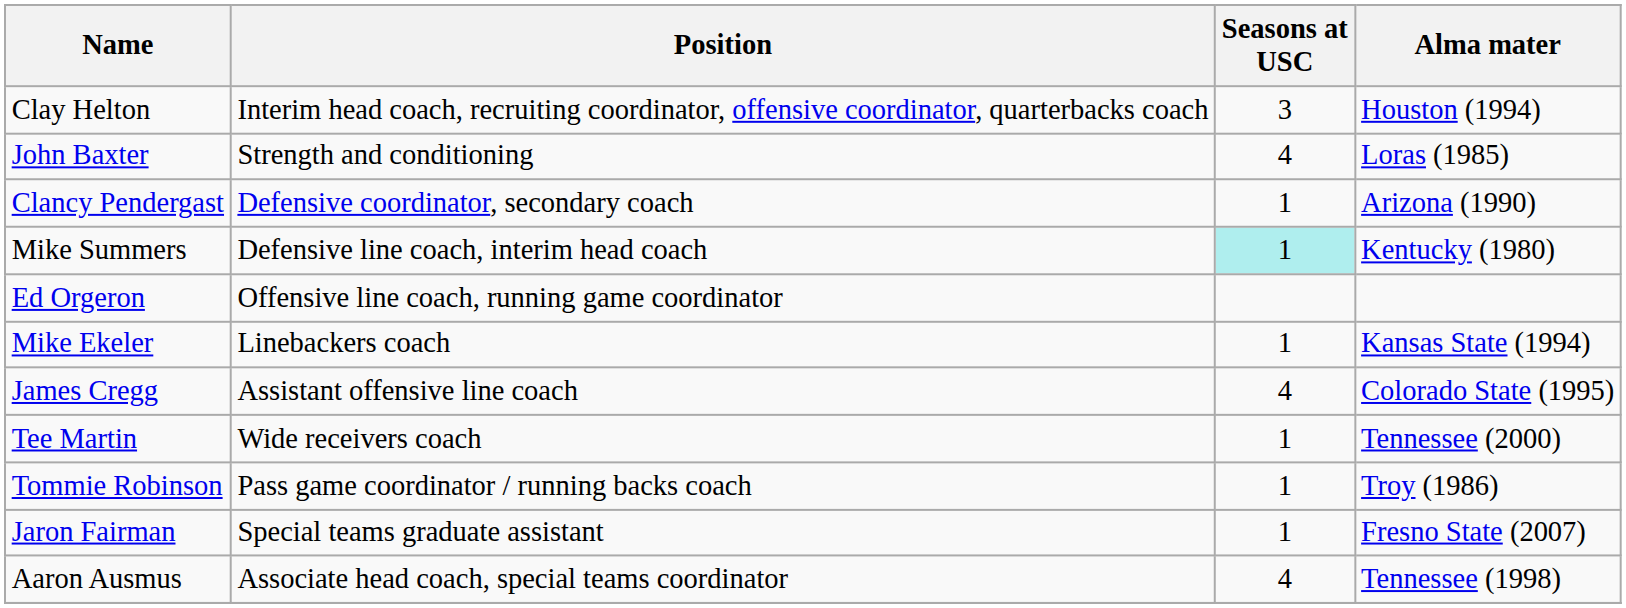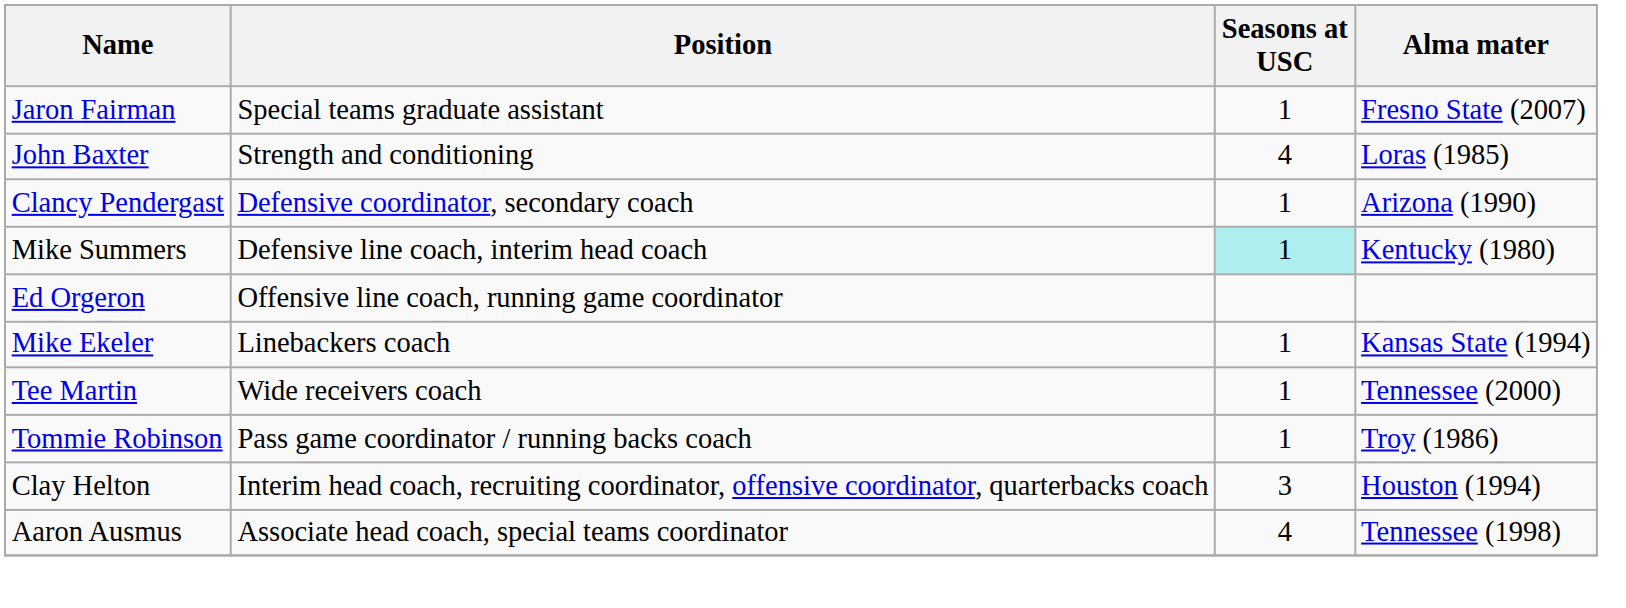rows swapped: (81, 109) <-> (94, 532)
- row: (85, 391)
